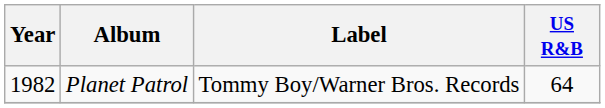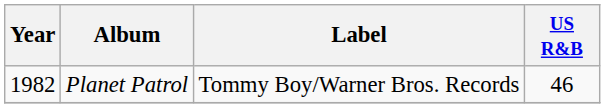(562, 84) 64 -> (562, 84) 46
